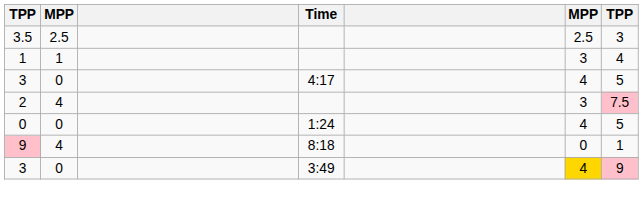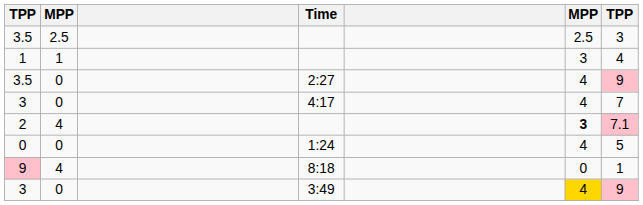+ row: (23, 80)
(620, 80) 5 -> (620, 102) 7
(583, 102) normal -> (583, 124) bold
(620, 102) 7.5 -> (620, 124) 7.1
